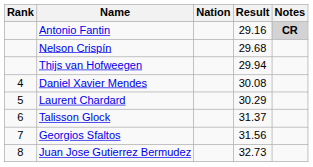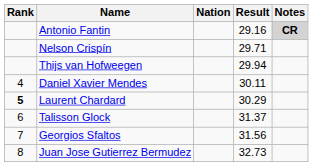(253, 48) 29.68 -> (253, 48) 29.71
(253, 83) 30.08 -> (253, 83) 30.11
(20, 100) normal -> (20, 100) bold
